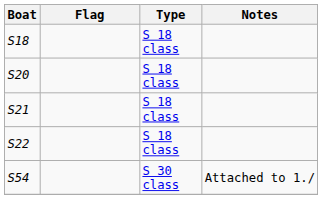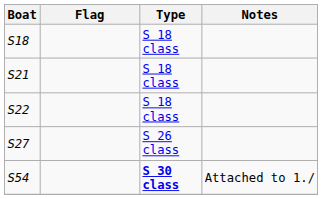- row: (18, 75)
+ row: (18, 143)
(161, 177) normal -> (161, 177) bold
